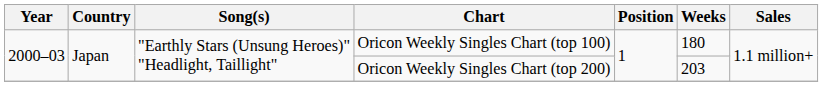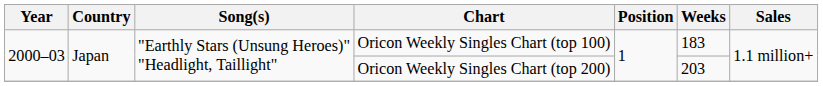(693, 42) 180 -> (693, 42) 183
